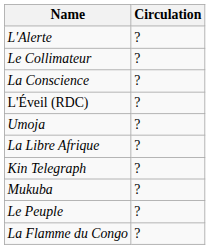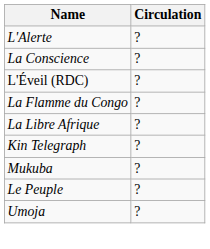- row: (49, 59)
rows swapped: (68, 233) <-> (26, 124)
